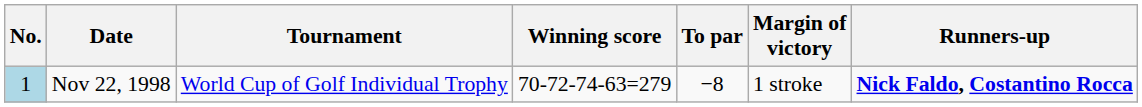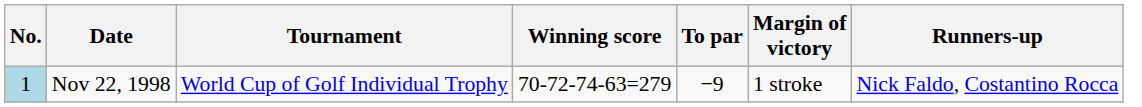(712, 84) −8 -> (712, 84) −9
(995, 84) bold -> (987, 84) normal
